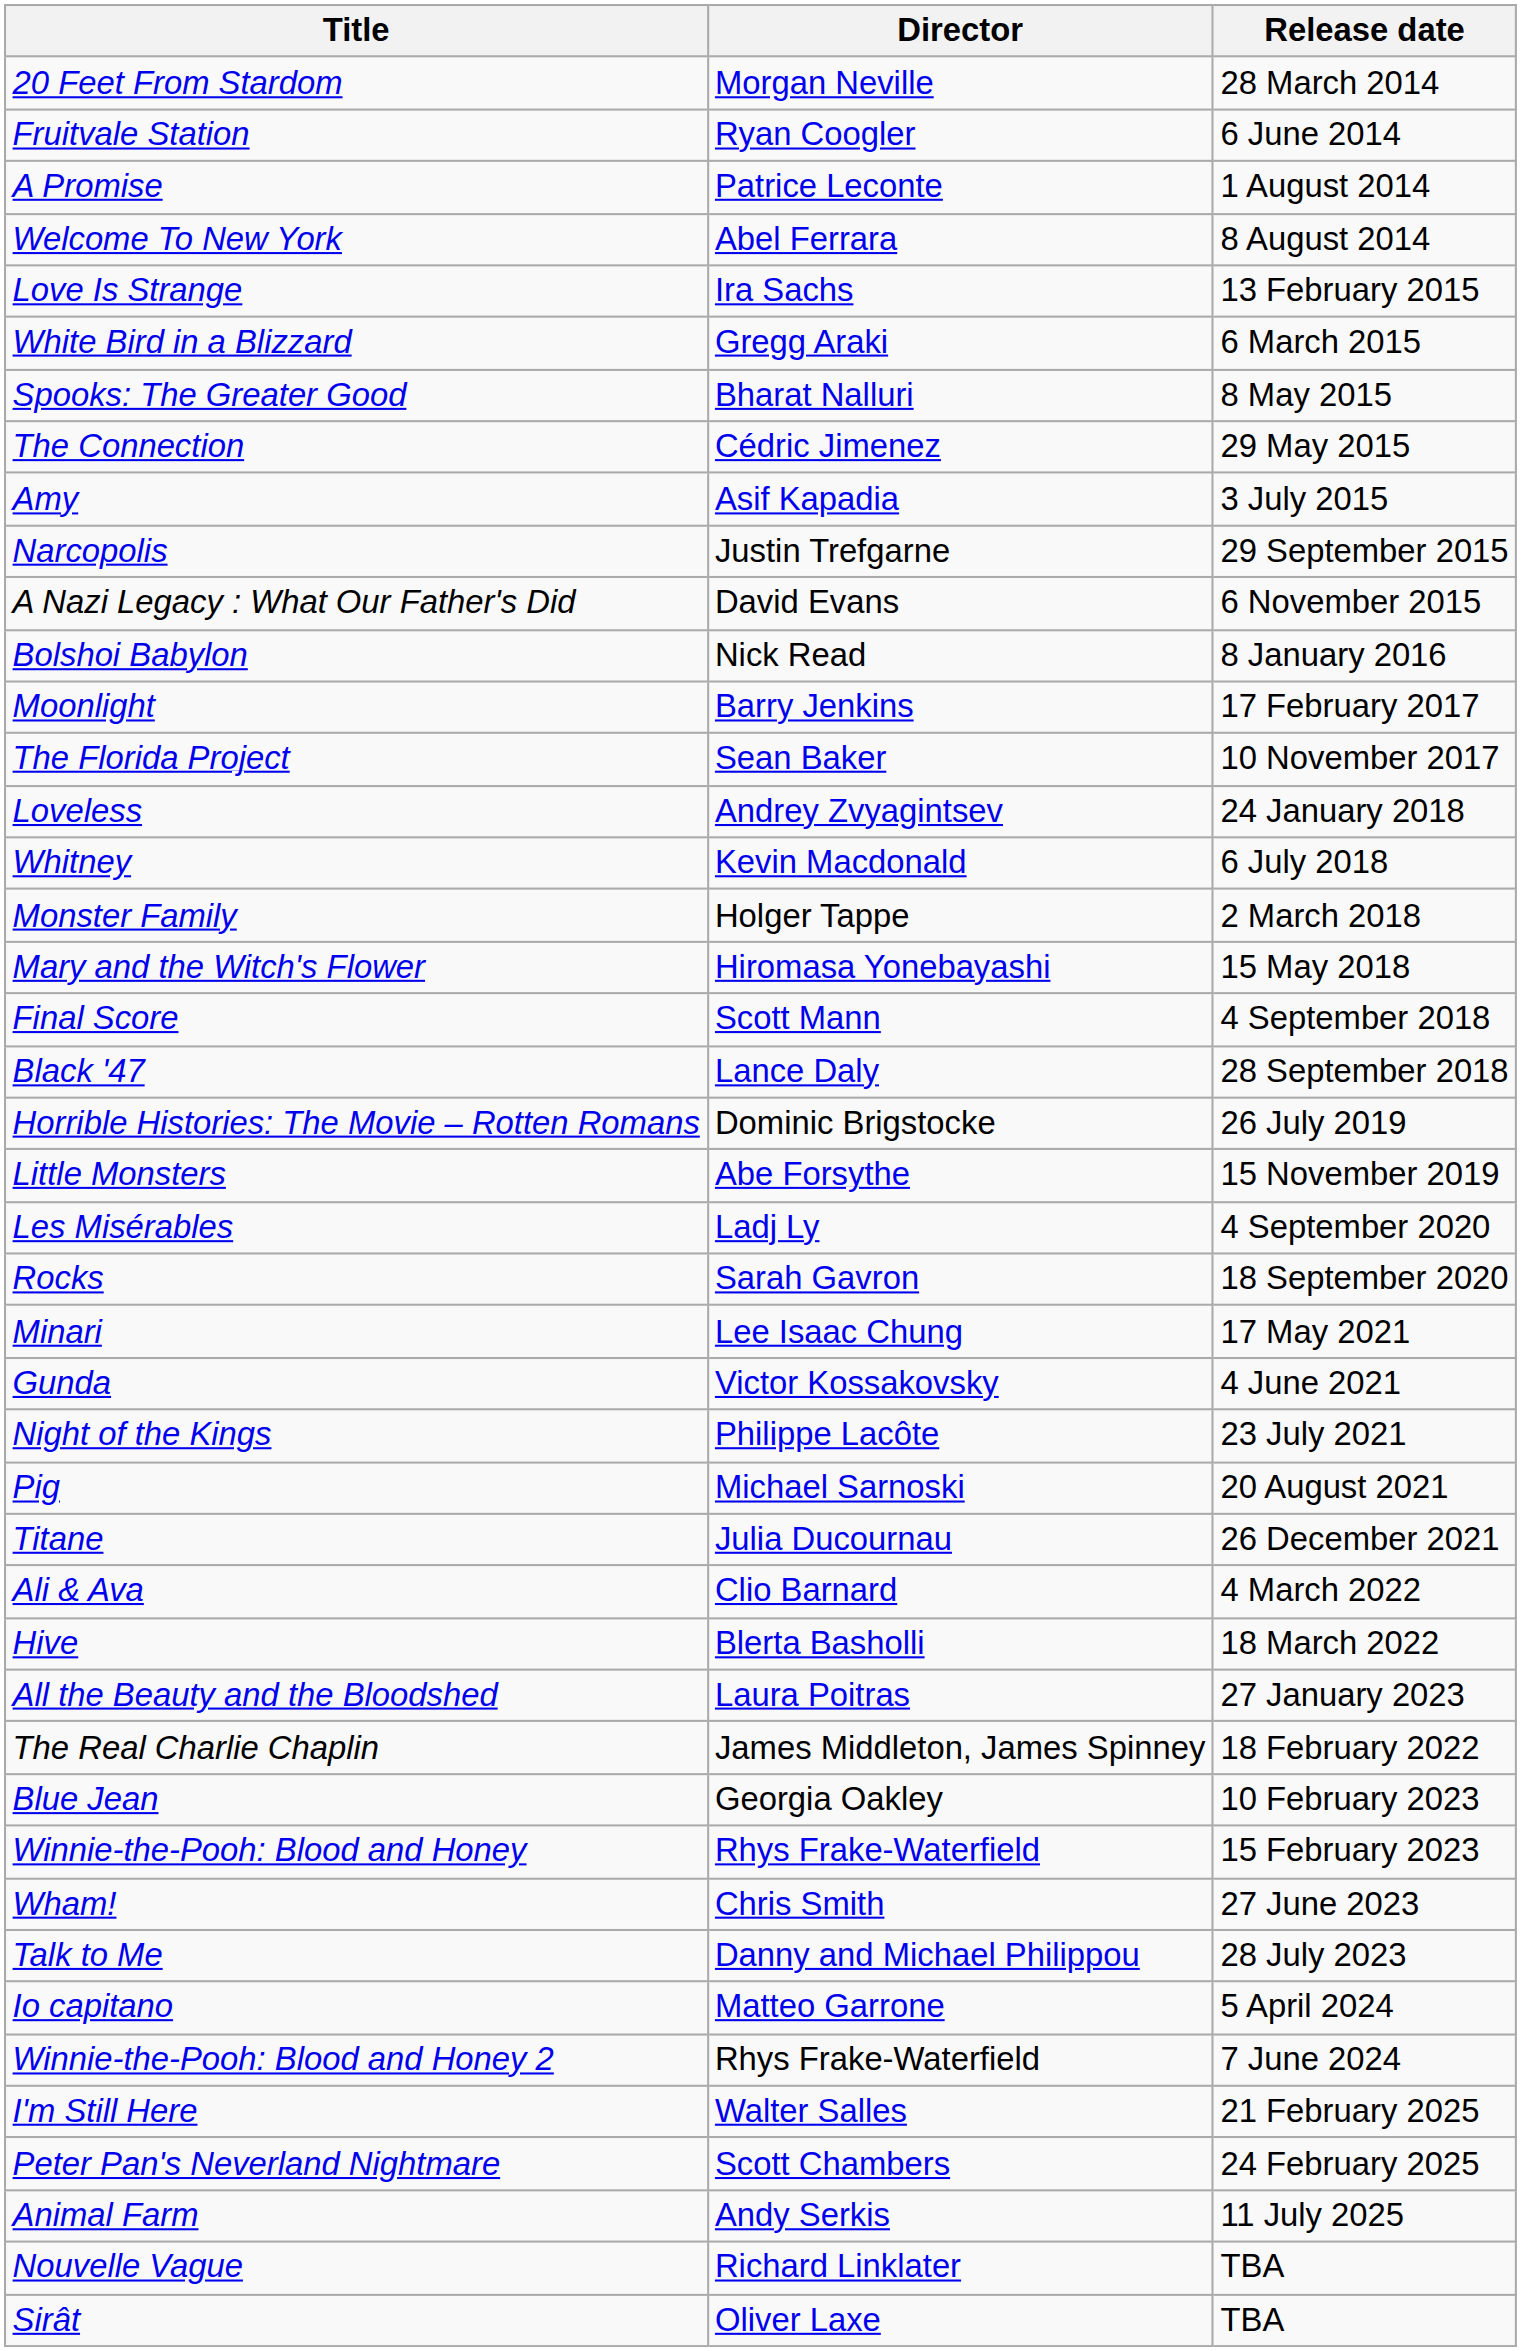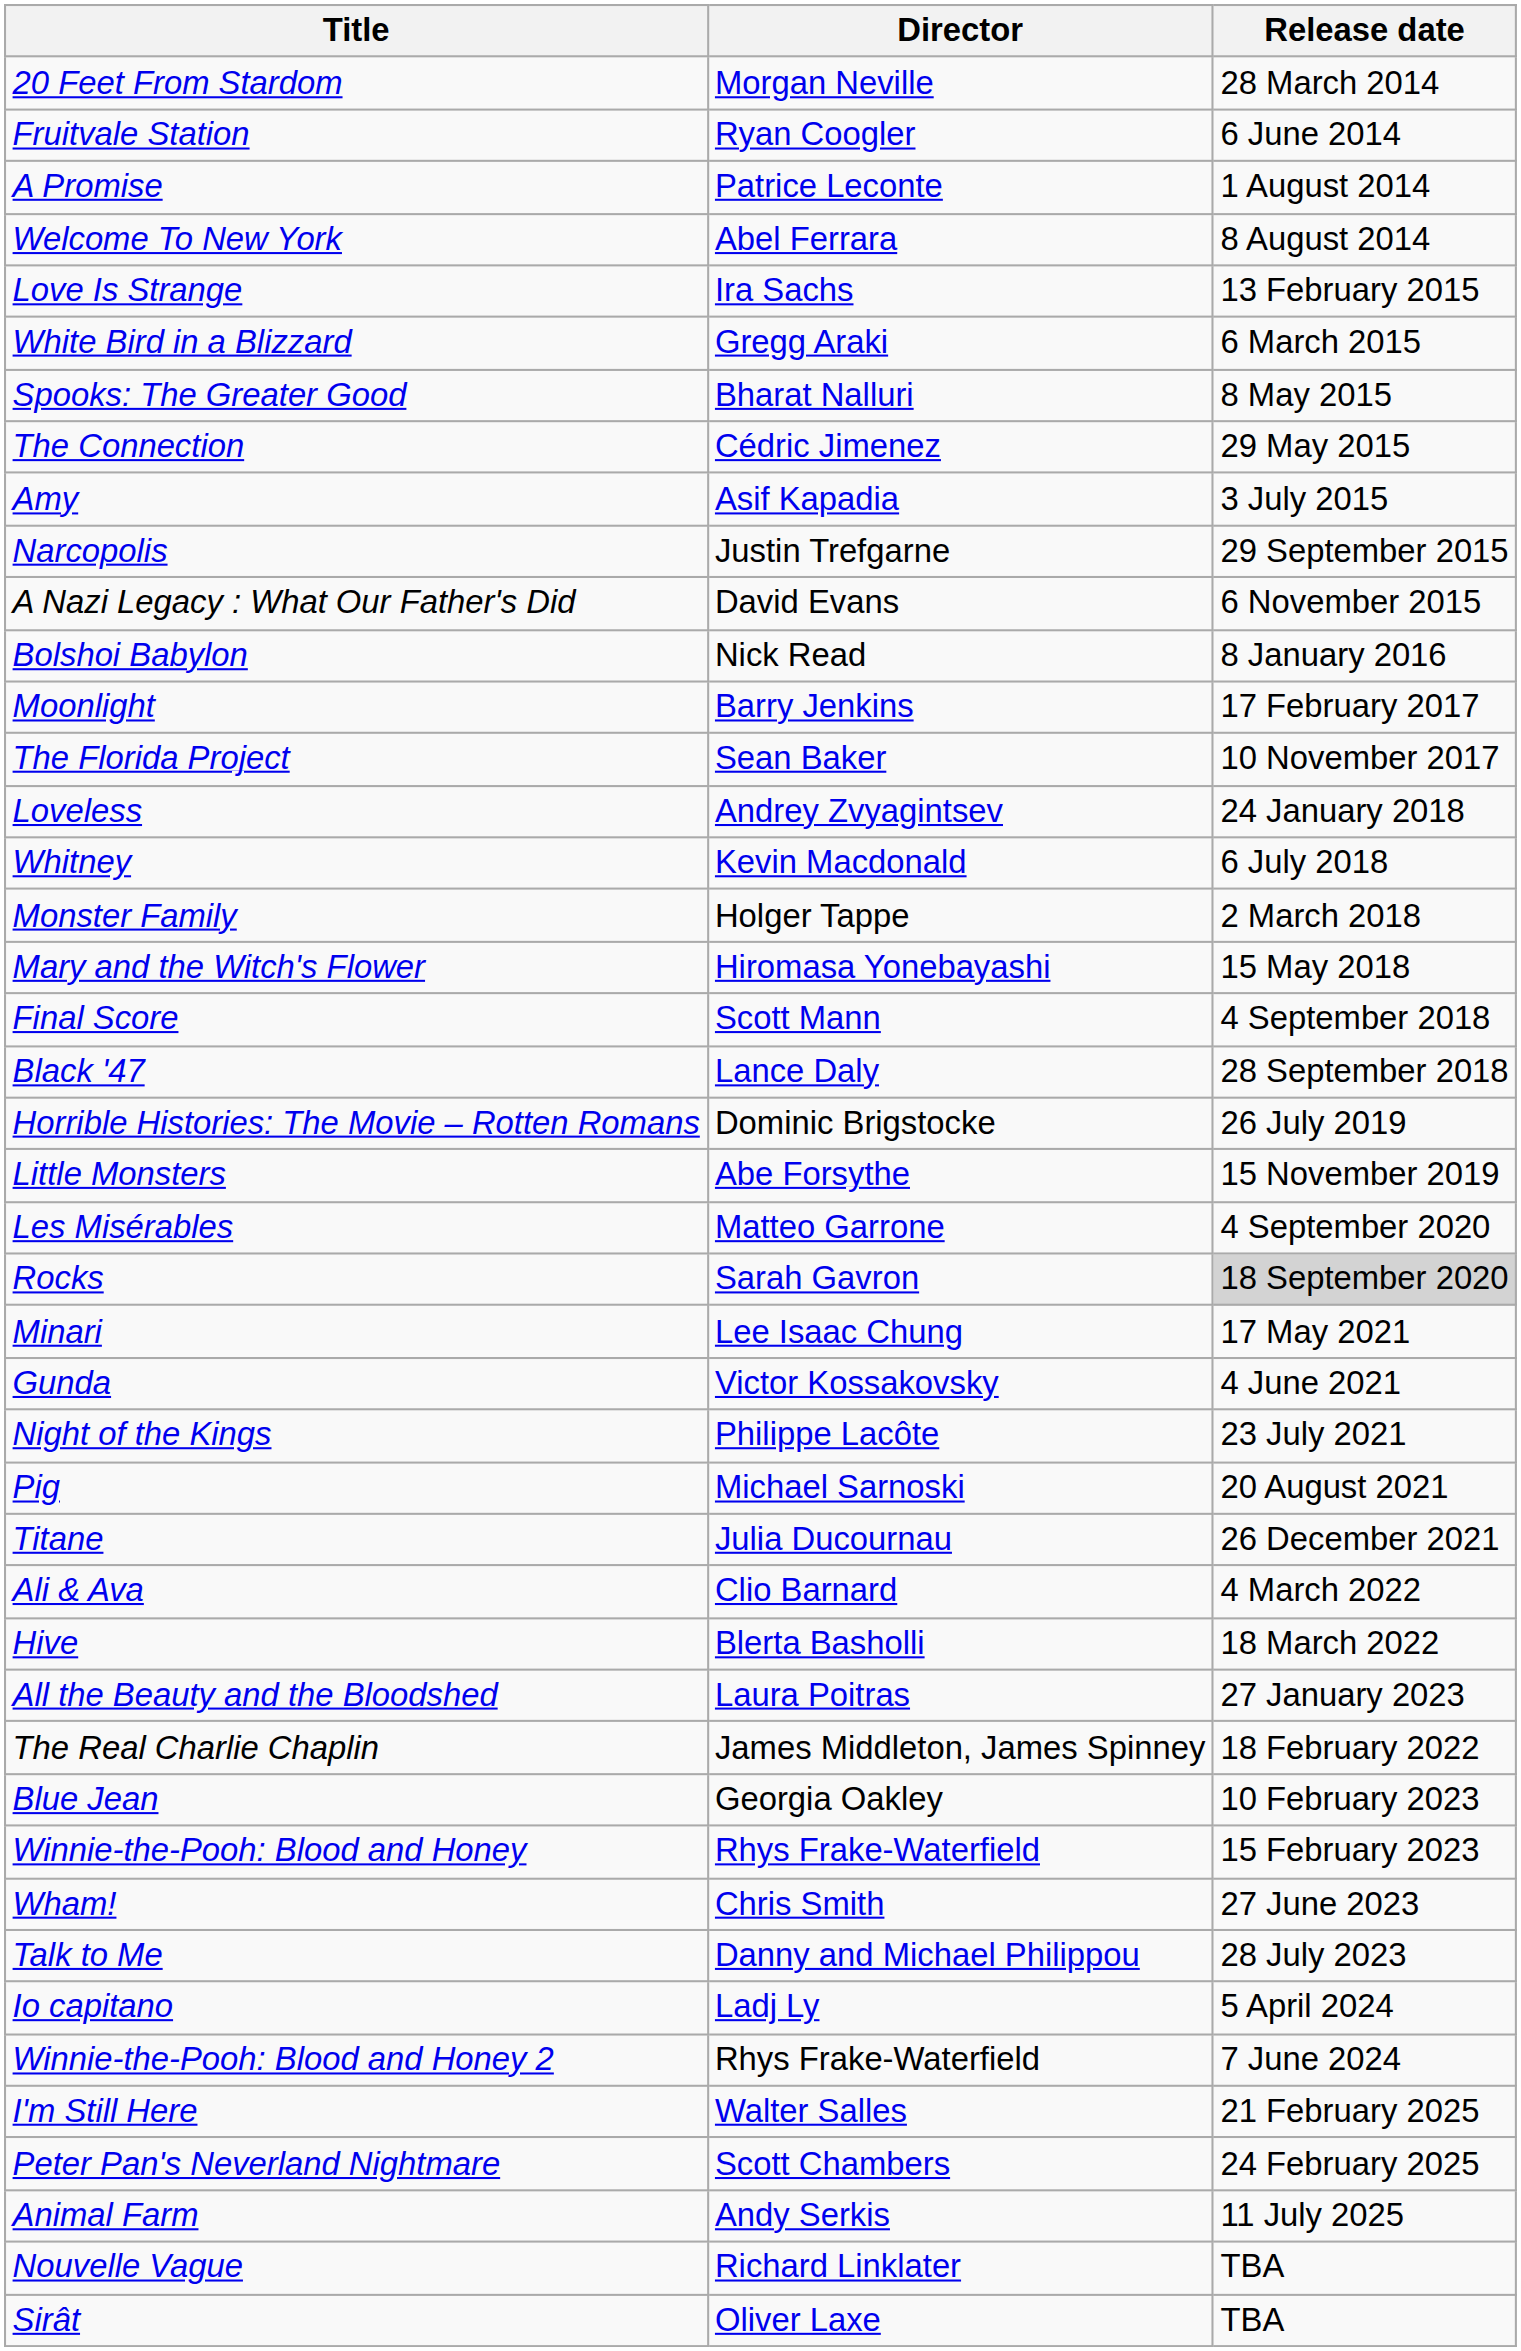(767, 1226) Ladj Ly -> (830, 1226) Matteo Garrone
(1365, 1278) no background -> (1365, 1278) lightgrey background
(830, 2007) Matteo Garrone -> (767, 2007) Ladj Ly
